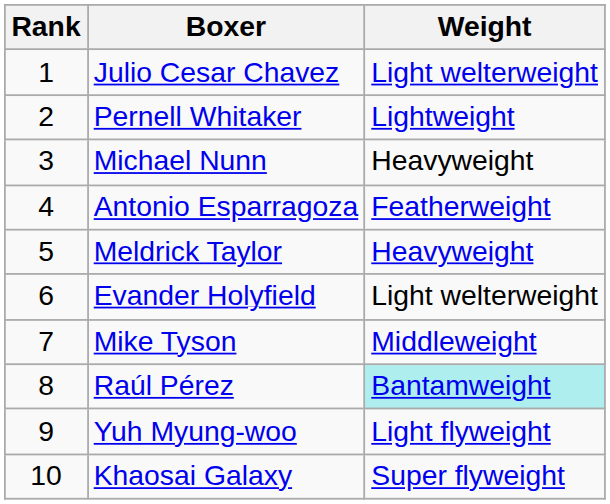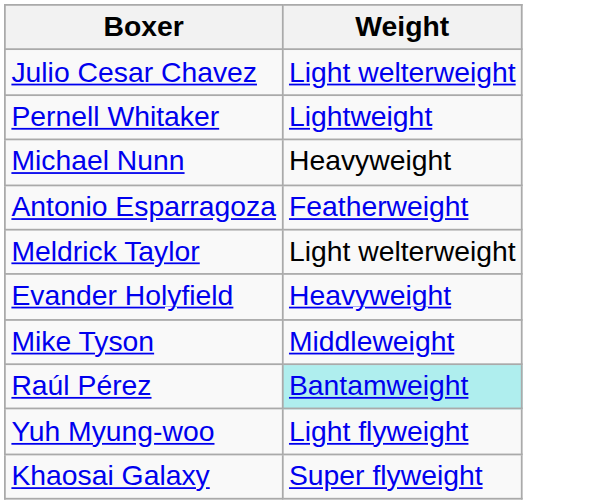- column: (46, 26)
(452, 251) Heavyweight -> (402, 251) Light welterweight
(485, 296) Light welterweight -> (370, 296) Heavyweight
